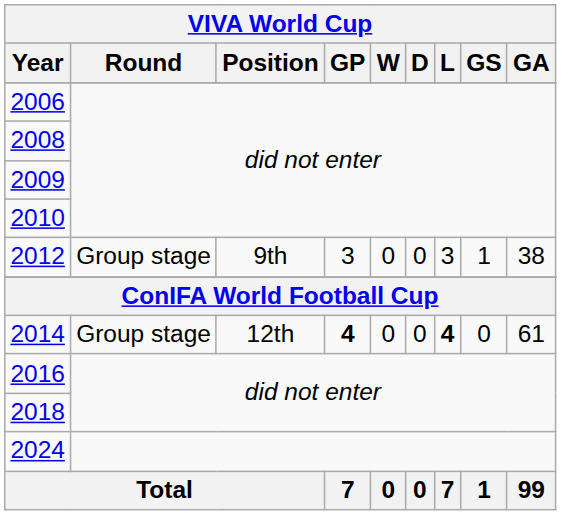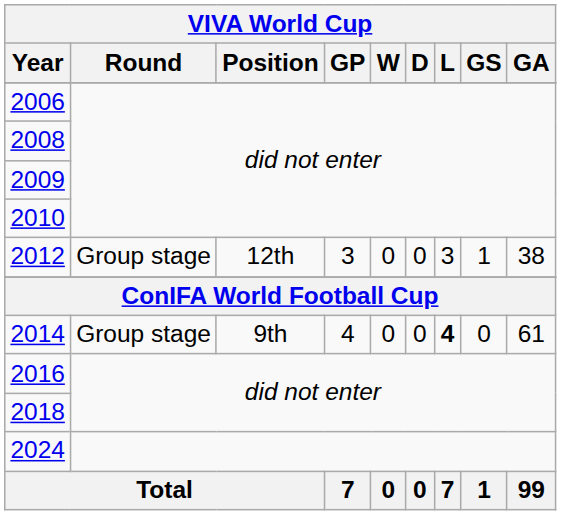(270, 256) 9th -> (270, 256) 12th
(270, 334) 12th -> (270, 334) 9th
(348, 334) bold -> (348, 334) normal
